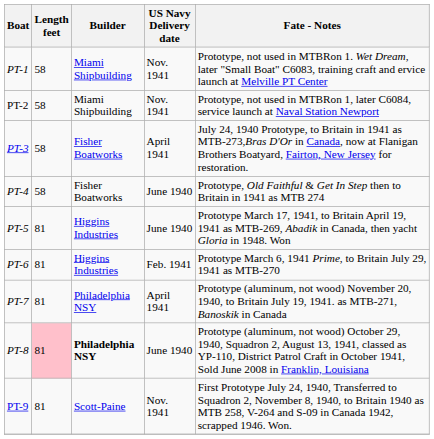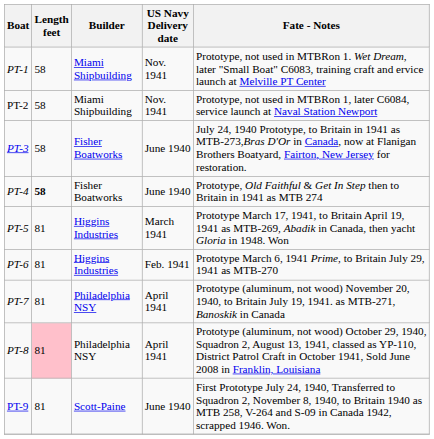(158, 148) April 1941 -> (168, 148) June 1940
(40, 191) normal -> (40, 191) bold
(169, 228) June 1940 -> (159, 228) March 1941
(104, 350) bold -> (102, 350) normal
(169, 350) June 1940 -> (157, 350) April 1941
(158, 406) Nov. 1941 -> (168, 406) June 1940
